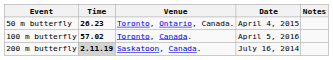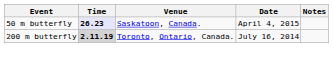(92, 23) no background -> (92, 23) lavender background
(176, 23) Toronto, Ontario, Canada. -> (159, 23) Saskatoon, Canada.
- row: (41, 36)
(159, 49) Saskatoon, Canada. -> (176, 36) Toronto, Ontario, Canada.
